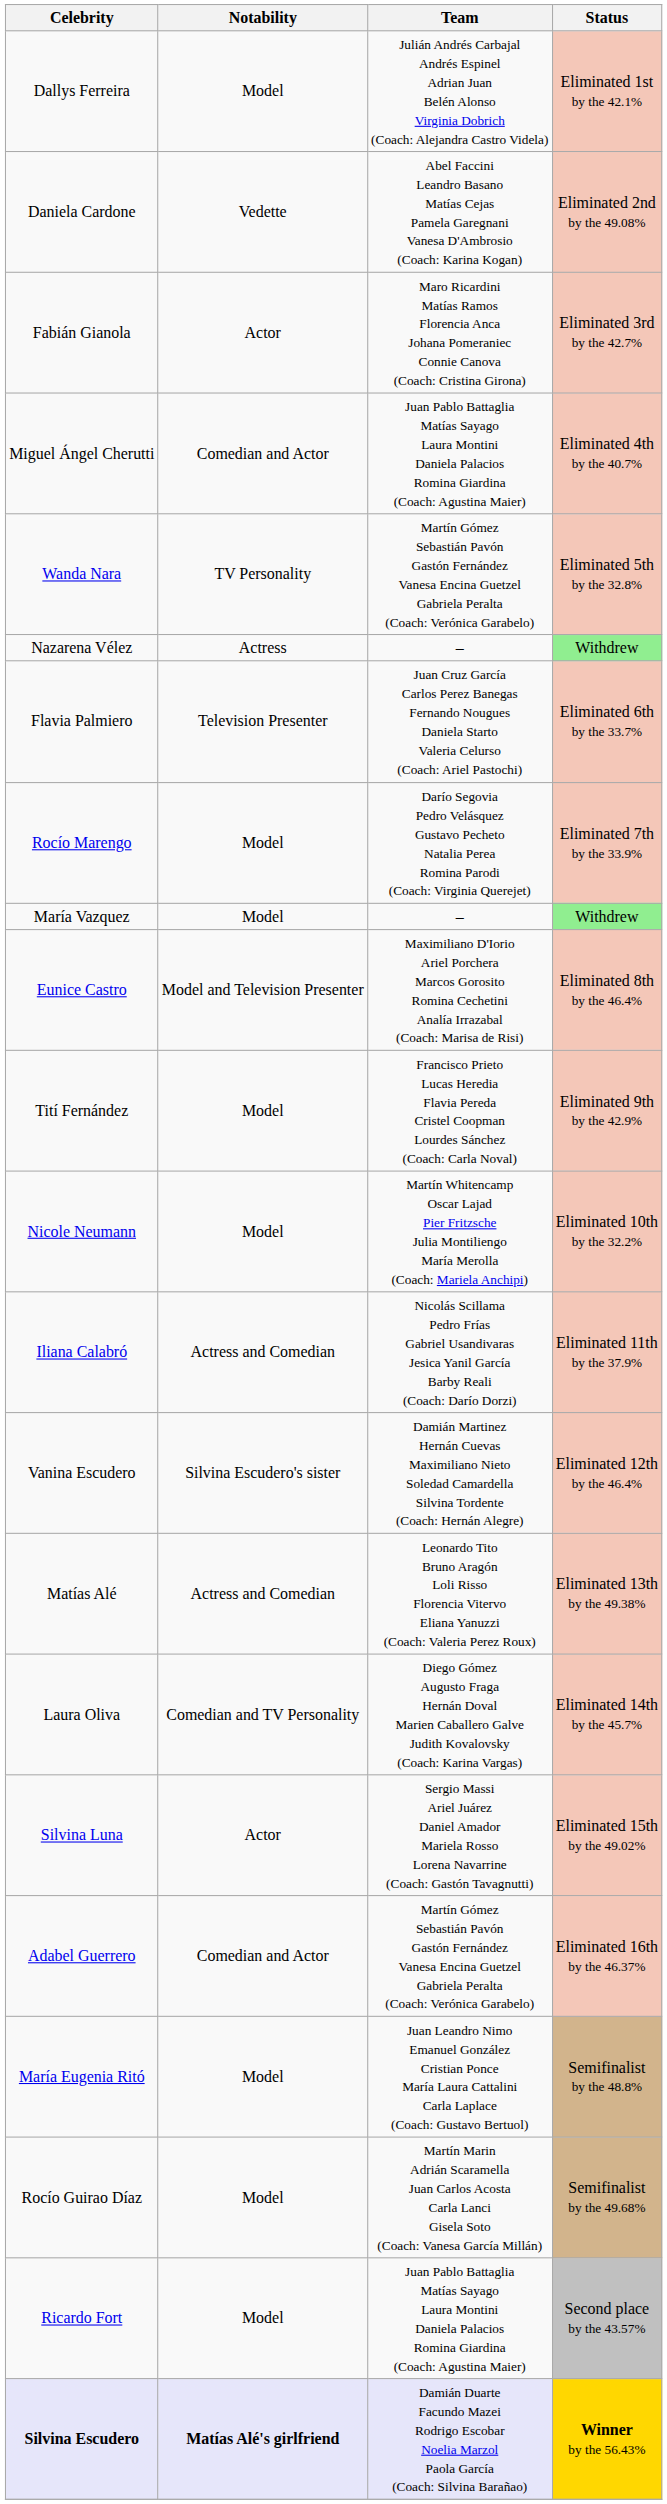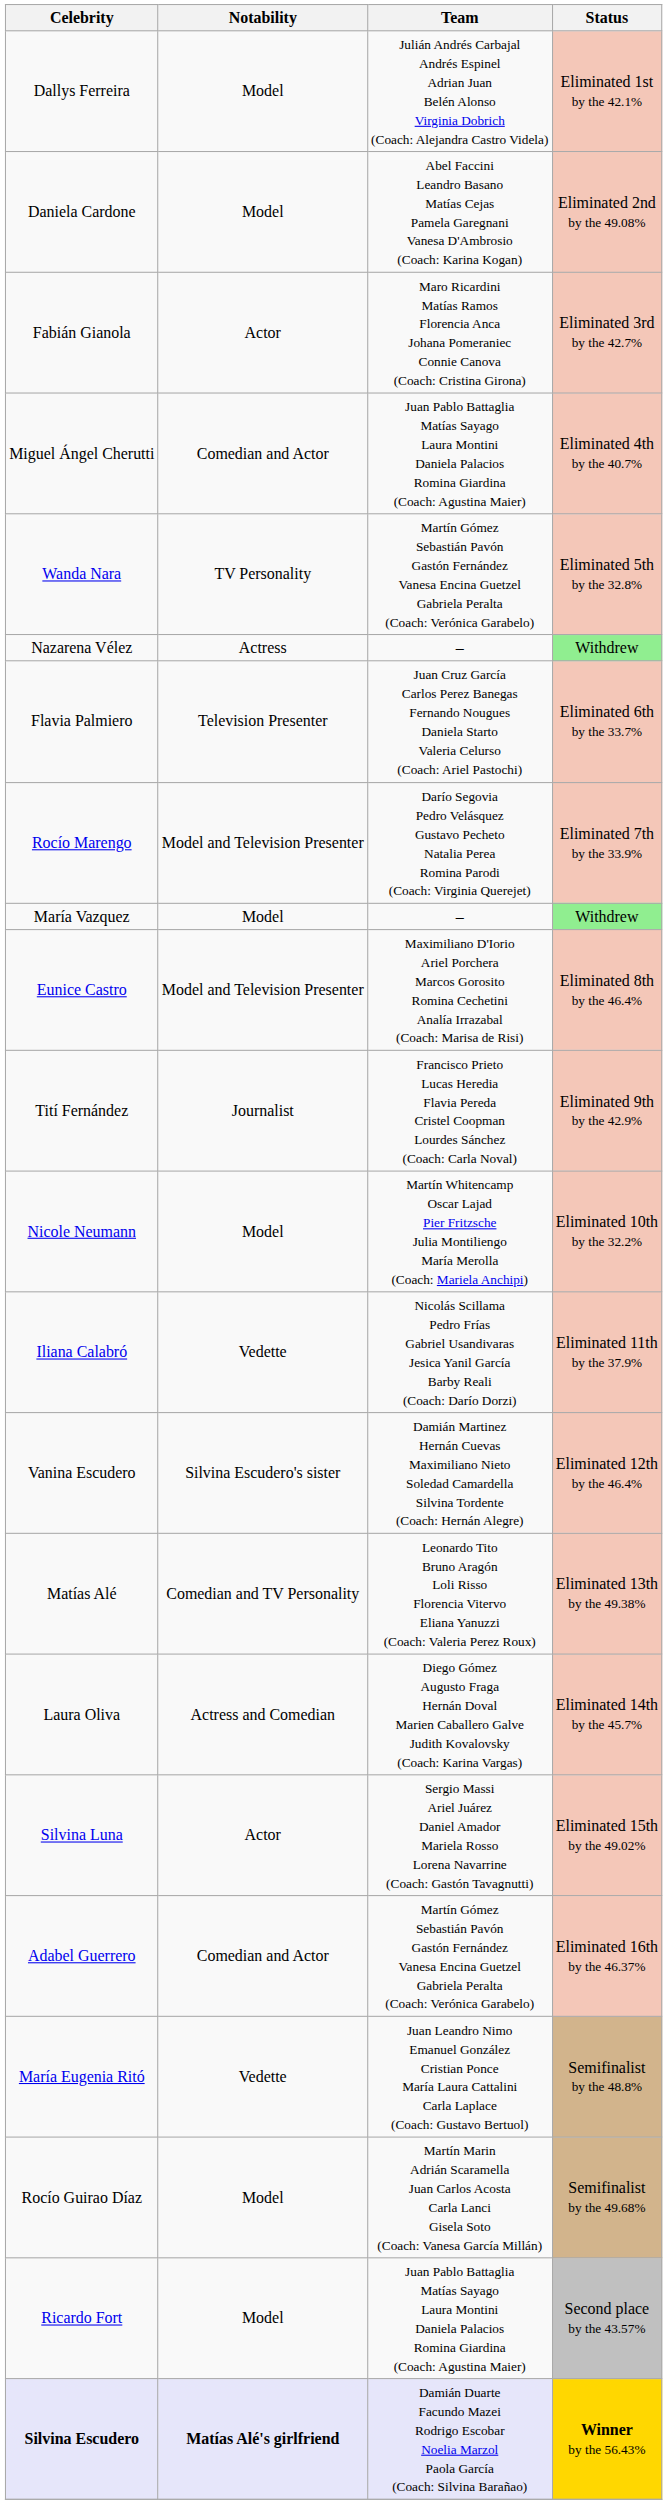(263, 212) Vedette -> (263, 212) Model
(263, 842) Model -> (263, 842) Model and Television Presenter
(263, 1110) Model -> (263, 1110) Journalist
(263, 1352) Actress and Comedian -> (263, 1352) Vedette
(263, 1593) Actress and Comedian -> (263, 1593) Comedian and TV Personality
(263, 1714) Comedian and TV Personality -> (263, 1714) Actress and Comedian
(263, 2076) Model -> (263, 2076) Vedette
